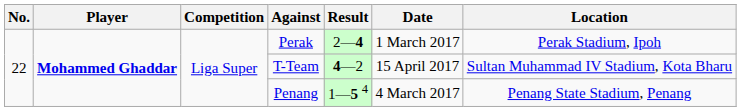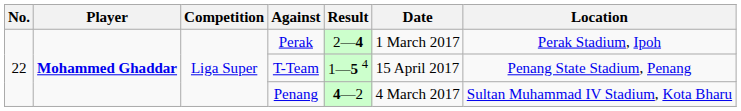(348, 66) 4—2 -> (348, 68) 1—5 4
(599, 66) Sultan Muhammad IV Stadium, Kota Bharu -> (599, 68) Penang State Stadium, Penang
(348, 93) 1—5 4 -> (348, 94) 4—2
(599, 93) Penang State Stadium, Penang -> (599, 94) Sultan Muhammad IV Stadium, Kota Bharu
